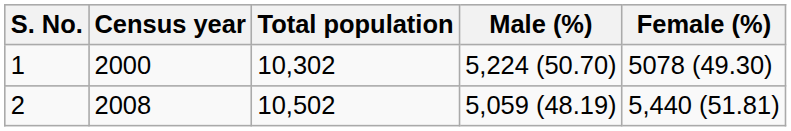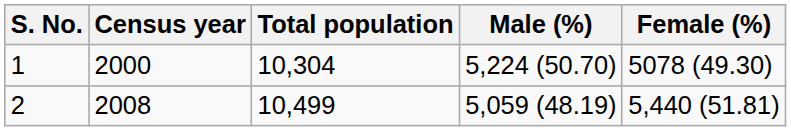(296, 65) 10,302 -> (296, 65) 10,304
(296, 105) 10,502 -> (296, 105) 10,499
